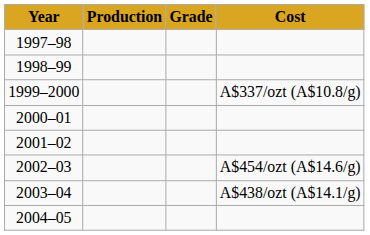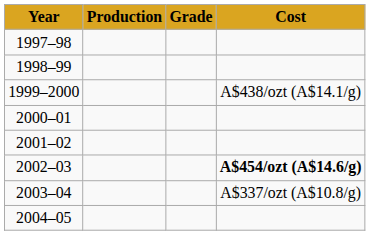(290, 92) A$337/ozt (A$10.8/g) -> (291, 92) A$438/ozt (A$14.1/g)
(290, 167) normal -> (291, 167) bold
(290, 192) A$438/ozt (A$14.1/g) -> (291, 192) A$337/ozt (A$10.8/g)
